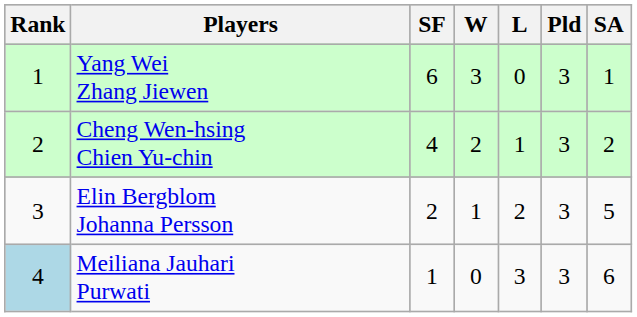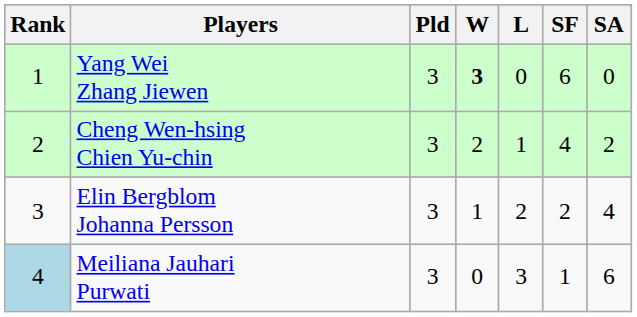columns swapped: (564, 24) <-> (432, 24)
(476, 77) normal -> (477, 77) bold
(609, 77) 1 -> (609, 77) 0
(609, 210) 5 -> (609, 210) 4
